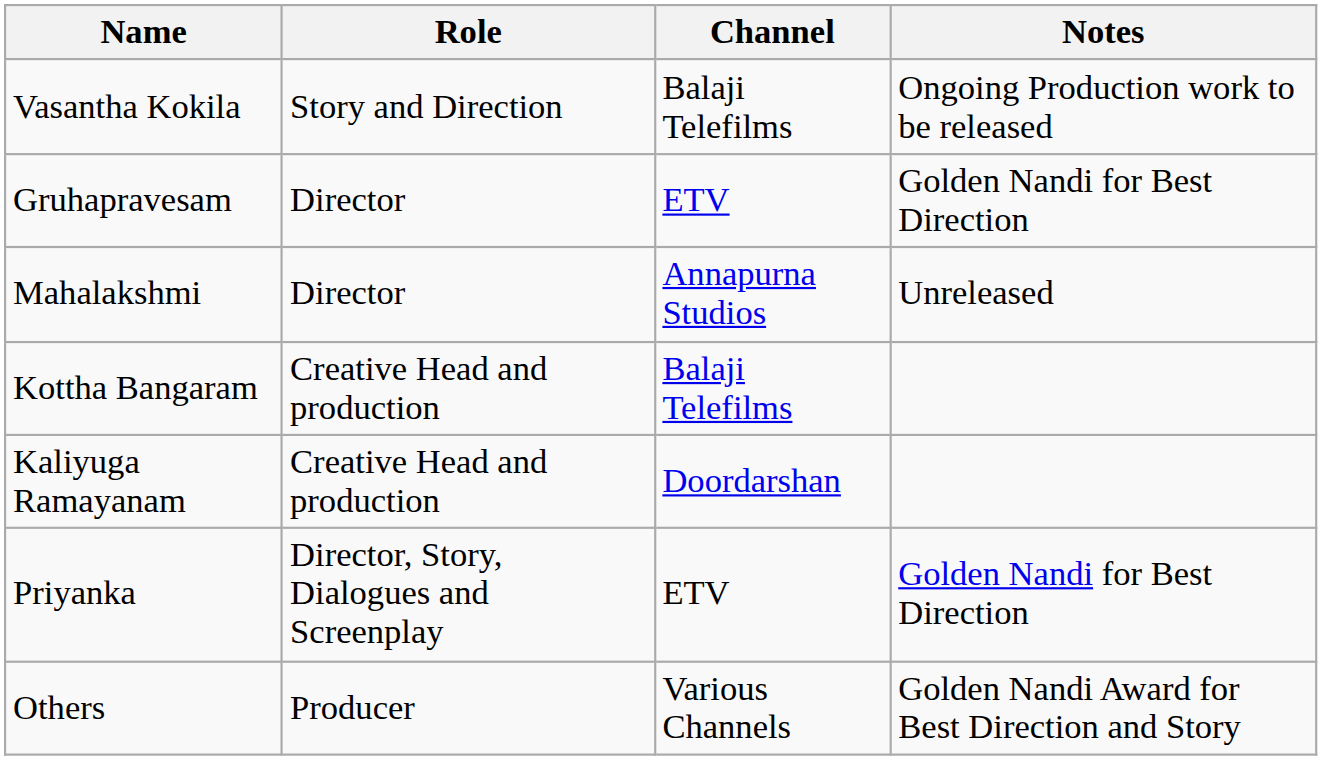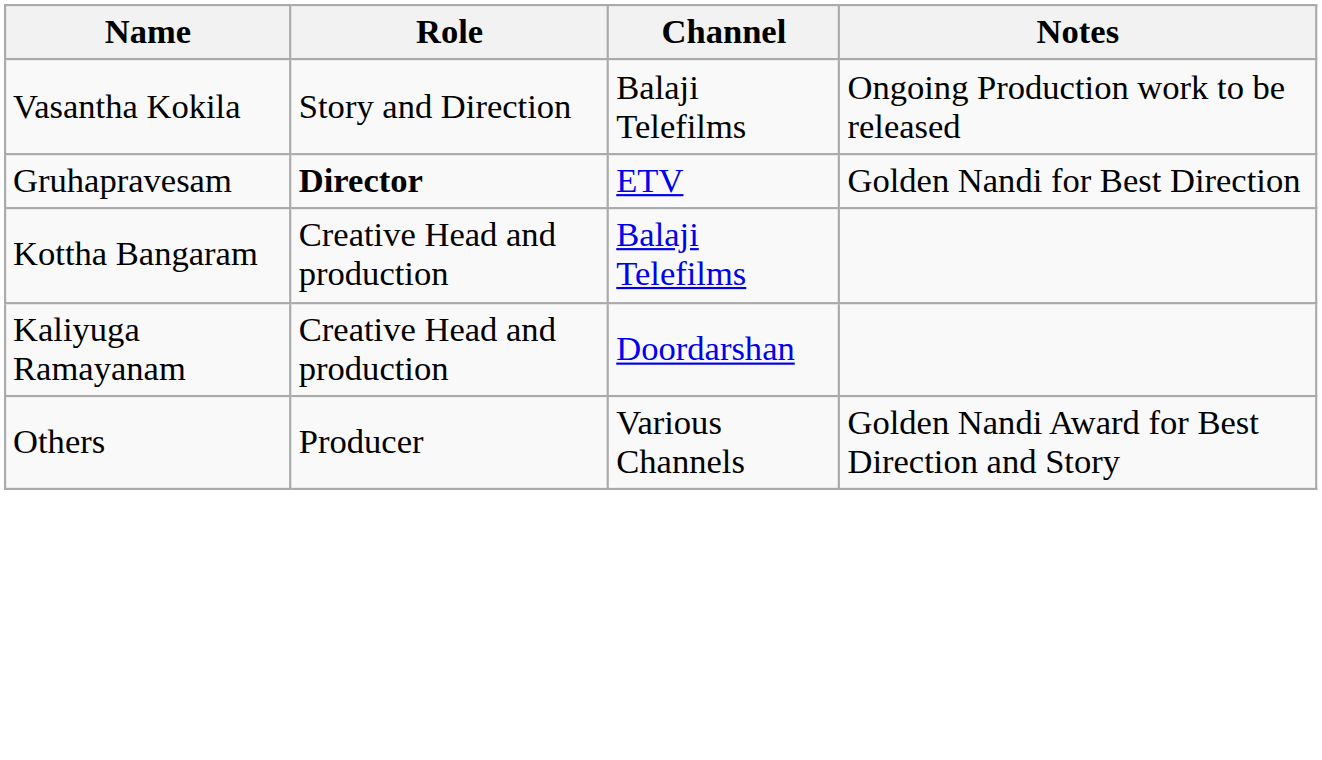(348, 199) normal -> (361, 180) bold
- row: (107, 293)
- row: (74, 594)
